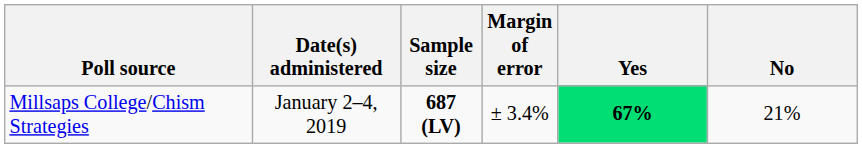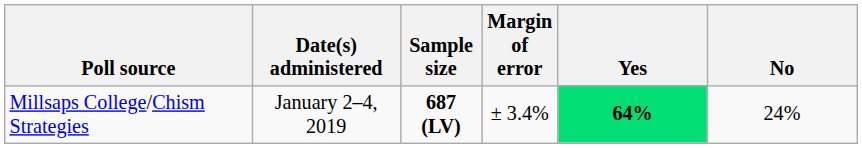(633, 114) 67% -> (633, 114) 64%
(782, 114) 21% -> (782, 114) 24%
